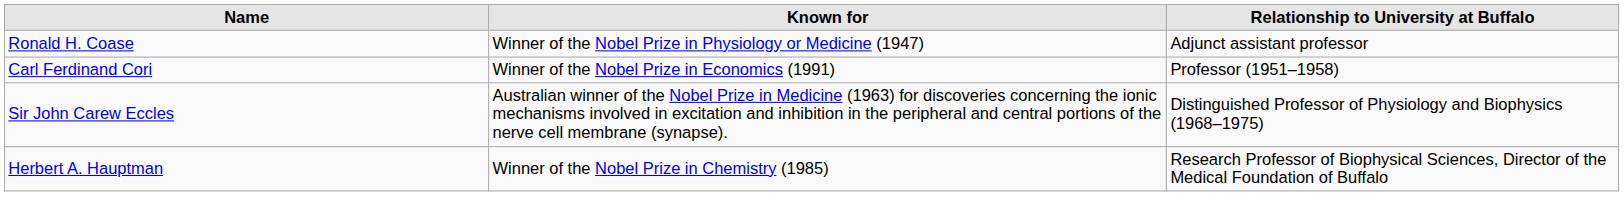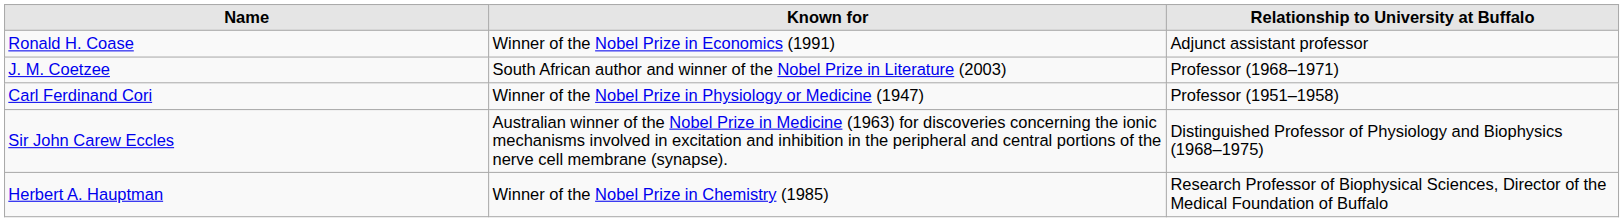(708, 43) Winner of the Nobel Prize in Physiology or Medicine (1947) -> (664, 43) Winner of the Nobel Prize in Economics (1991)
+ row: (59, 69)
(664, 69) Winner of the Nobel Prize in Economics (1991) -> (708, 95) Winner of the Nobel Prize in Physiology or Medicine (1947)
